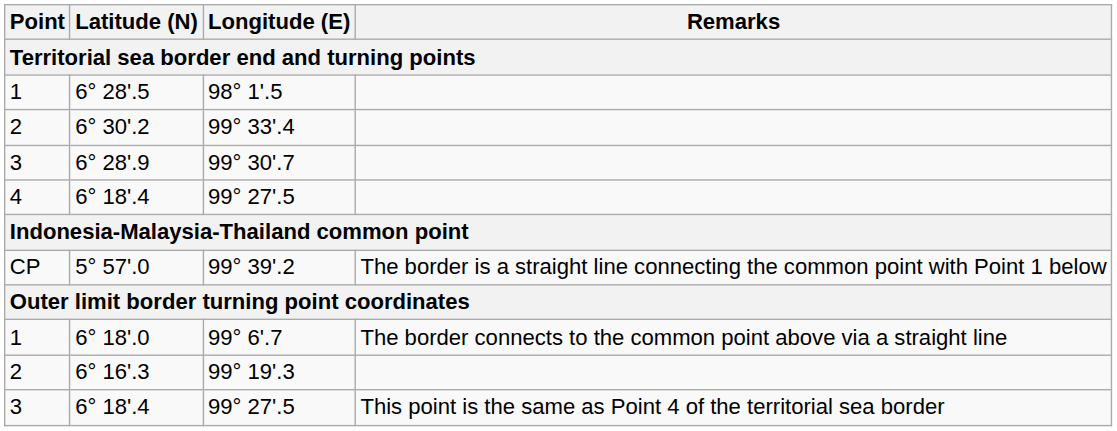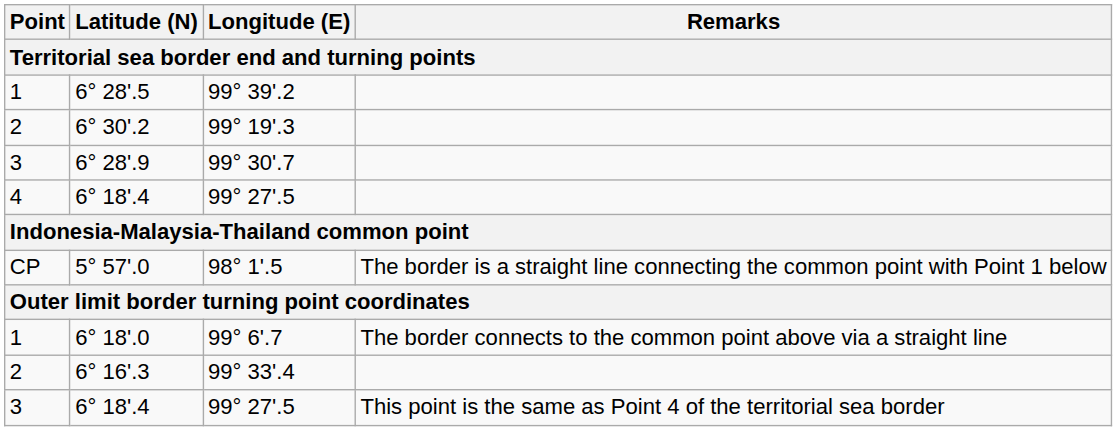(245, 92) 98° 1'.5 -> (251, 92) 99° 39'.2
(251, 127) 99° 33'.4 -> (251, 127) 99° 19'.3
(251, 267) 99° 39'.2 -> (245, 267) 98° 1'.5
(251, 372) 99° 19'.3 -> (251, 372) 99° 33'.4
